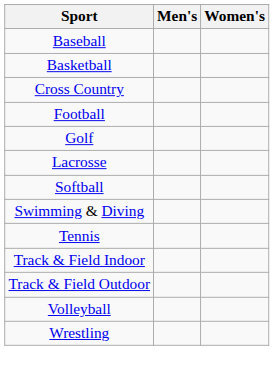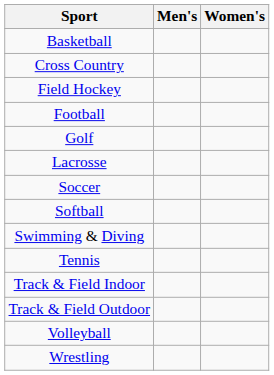- row: (79, 41)
+ row: (79, 89)
+ row: (79, 187)
